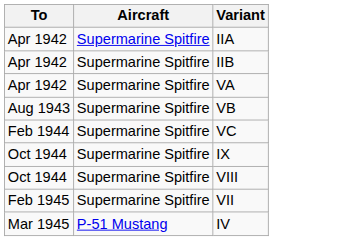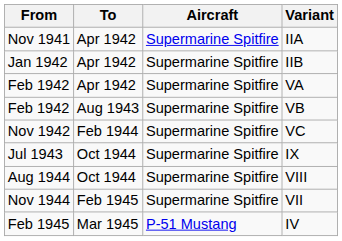+ column: (39, 16)
